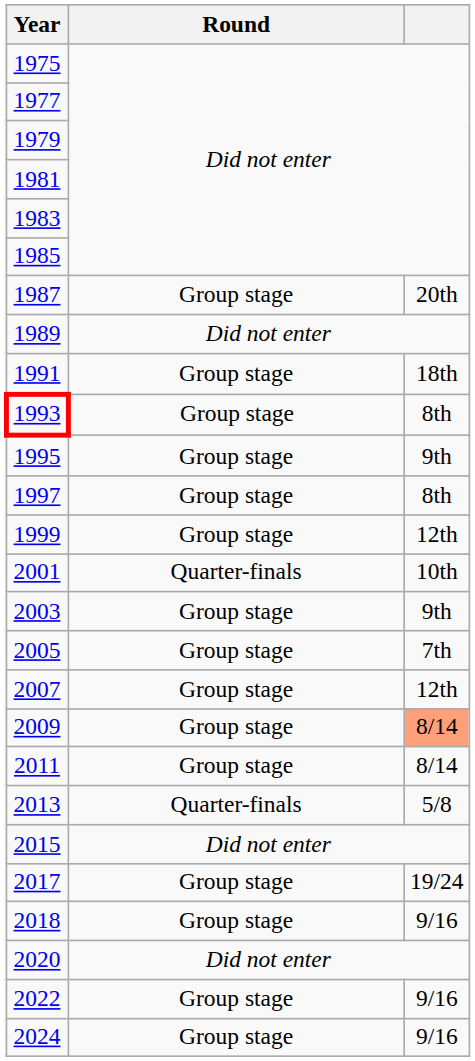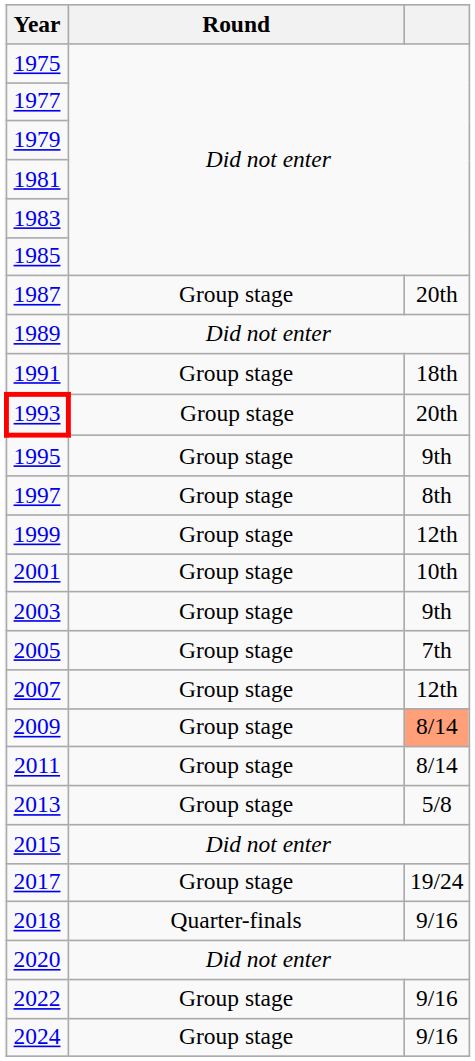(437, 414) 8th -> (437, 414) 20th
(236, 572) Quarter-finals -> (236, 572) Group stage
(236, 805) Quarter-finals -> (236, 805) Group stage
(236, 921) Group stage -> (236, 921) Quarter-finals
